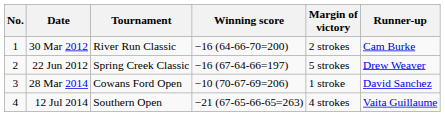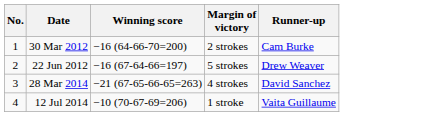- column: (141, 20)
(241, 83) −10 (70-67-69=206) -> (148, 83) −21 (67-65-66-65=263)
(327, 83) 1 stroke -> (228, 83) 4 strokes
(249, 102) −21 (67-65-66-65=263) -> (140, 102) −10 (70-67-69=206)
(329, 102) 4 strokes -> (225, 102) 1 stroke
